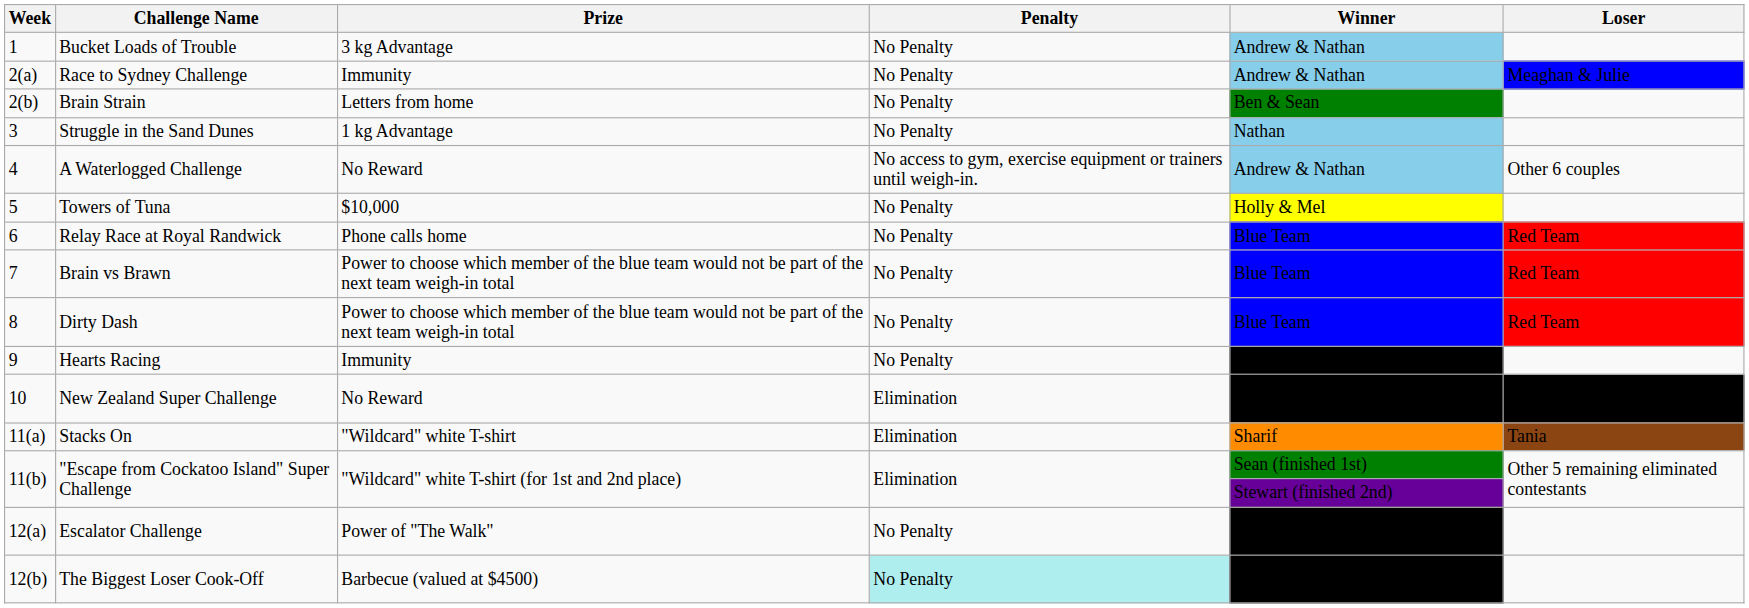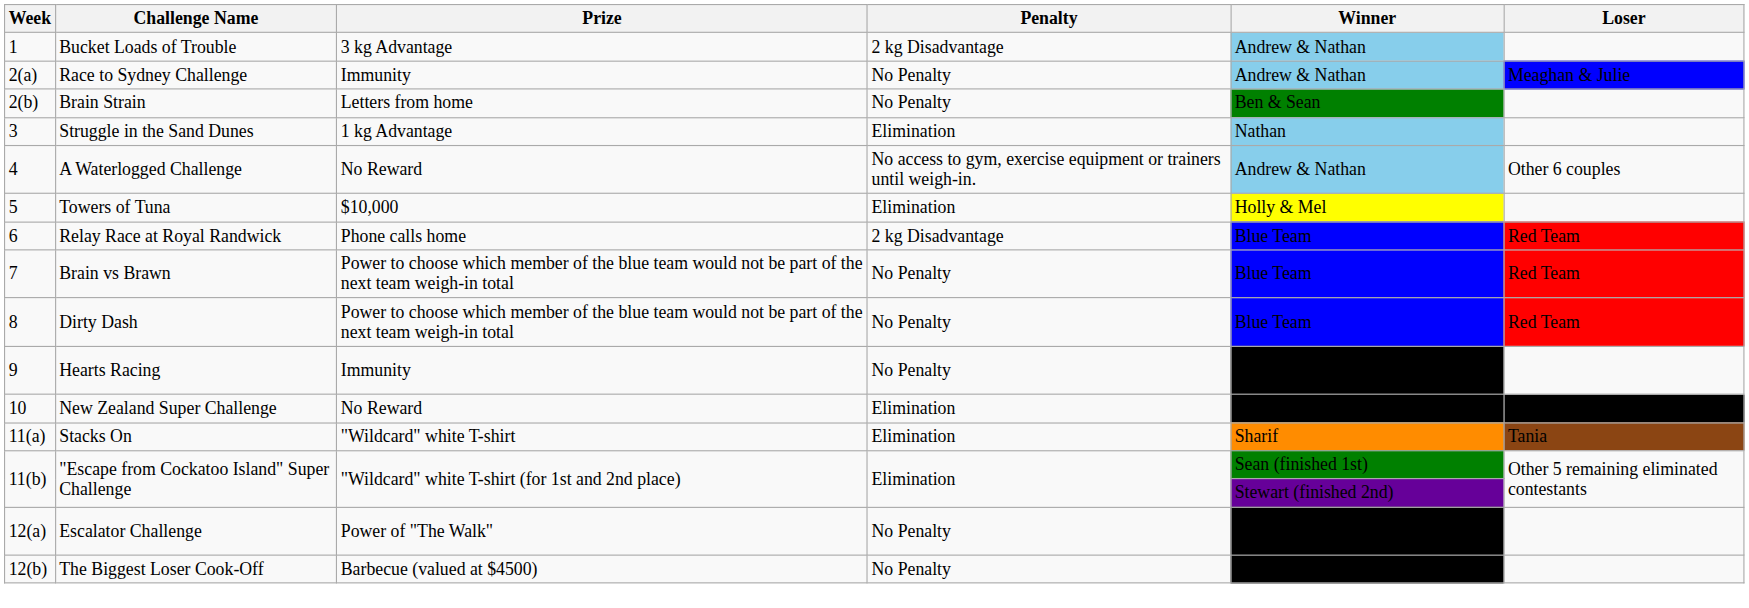(913, 46) No Penalty -> (938, 46) 2 kg Disadvantage
(913, 131) No Penalty -> (913, 131) Elimination
(913, 207) No Penalty -> (913, 207) Elimination
(913, 235) No Penalty -> (938, 235) 2 kg Disadvantage
(1260, 360) Tiffany -> (1337, 370) Tiffany (least calories), Sean (finished race first)
(1336, 398) Tiffany (least calories), Sean (finished race first) -> (1261, 408) Tiffany
(913, 579) paleturquoise background -> (911, 569) no background
(1336, 579) Tiffany (least calories), Sean (finished race first) -> (1261, 569) Tiffany
